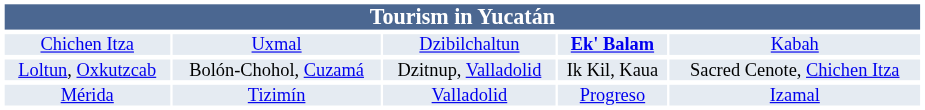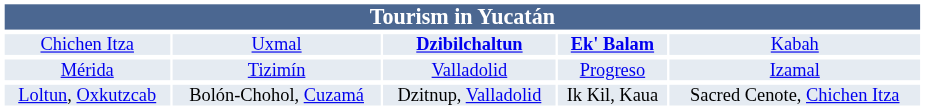(469, 44) normal -> (469, 44) bold
rows swapped: (87, 95) <-> (87, 69)
